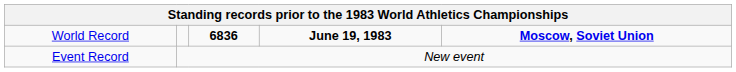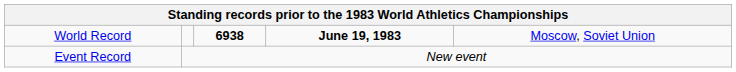(224, 35) 6836 -> (230, 35) 6938
(587, 35) bold -> (593, 35) normal
